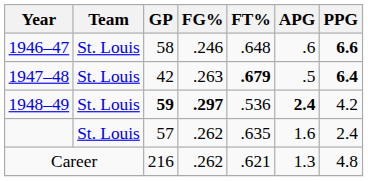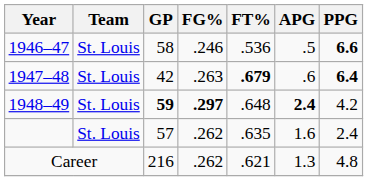(256, 47) .648 -> (256, 47) .536
(309, 47) .6 -> (309, 47) .5
(309, 76) .5 -> (309, 76) .6
(256, 104) .536 -> (256, 104) .648
